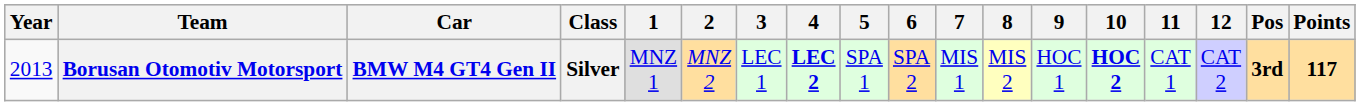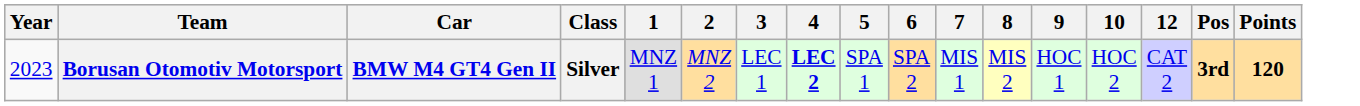- column: (1171, 21)
(31, 69) 2013 -> (31, 69) 2023
(1116, 69) bold -> (1114, 69) normal
(1322, 69) 117 -> (1268, 69) 120
